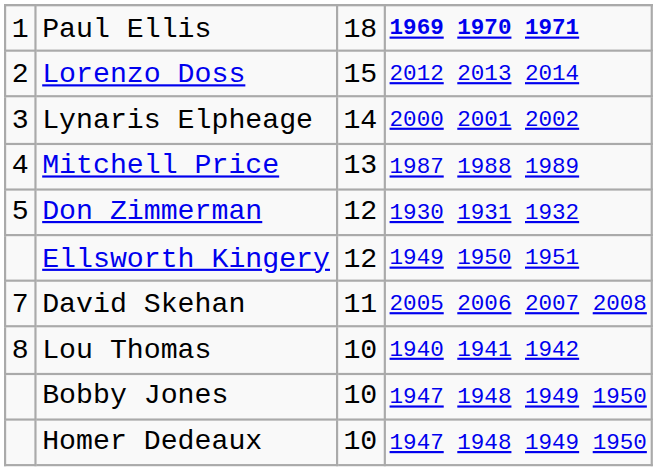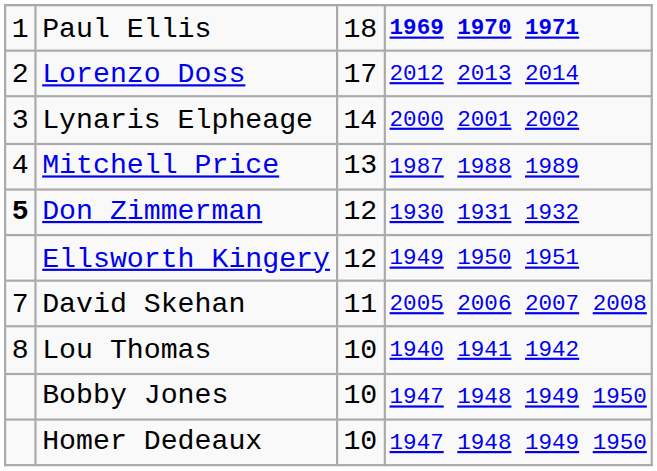(360, 74) 15 -> (360, 74) 17
(20, 212) normal -> (20, 212) bold
